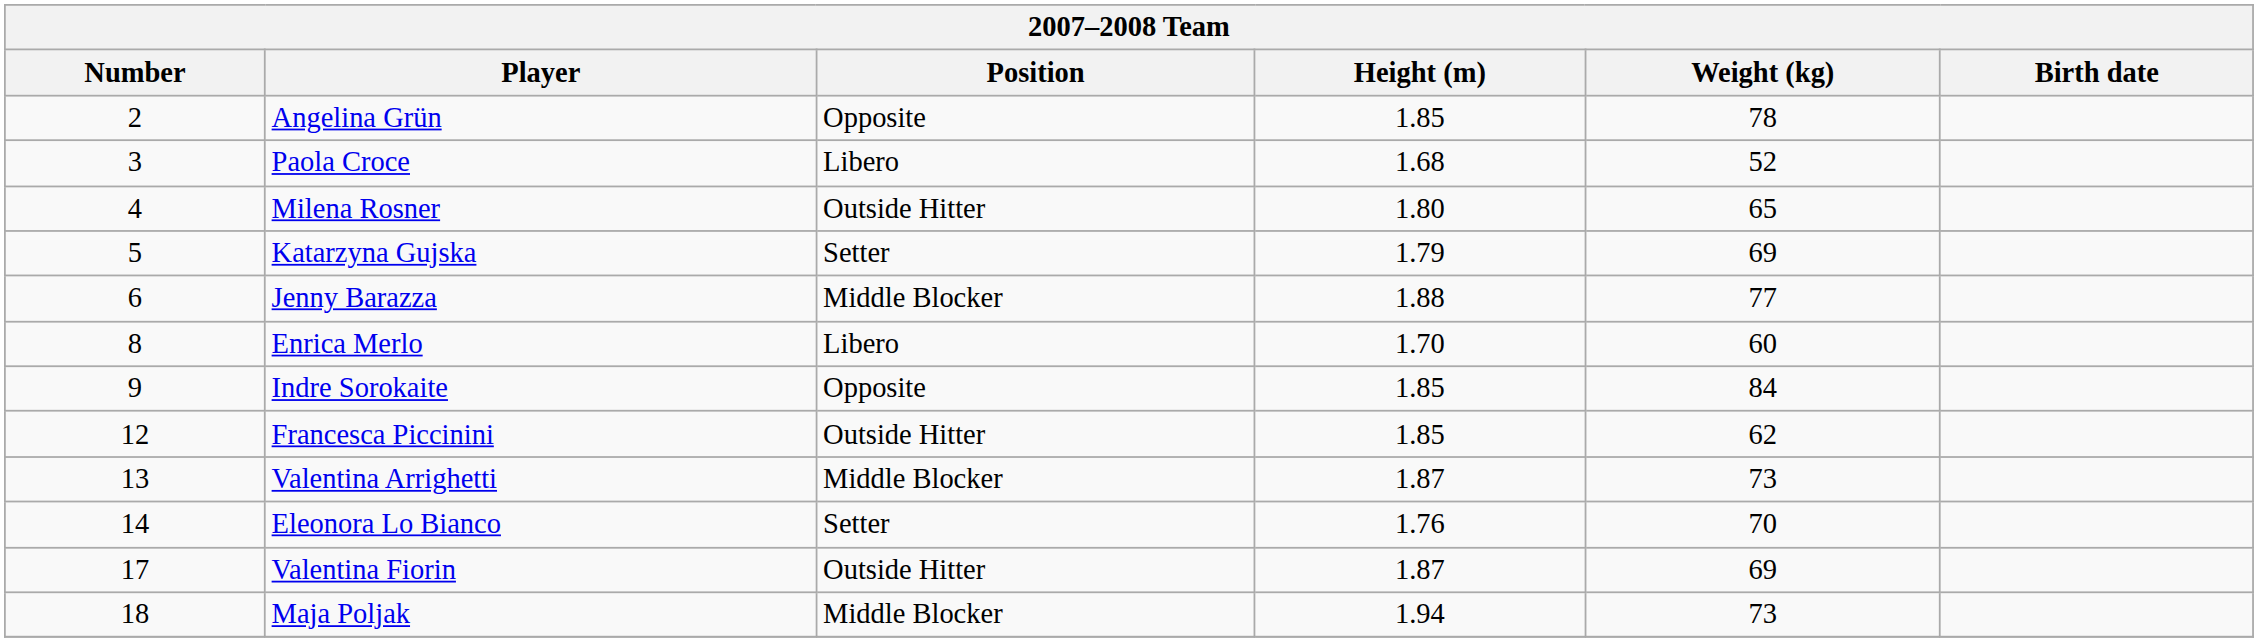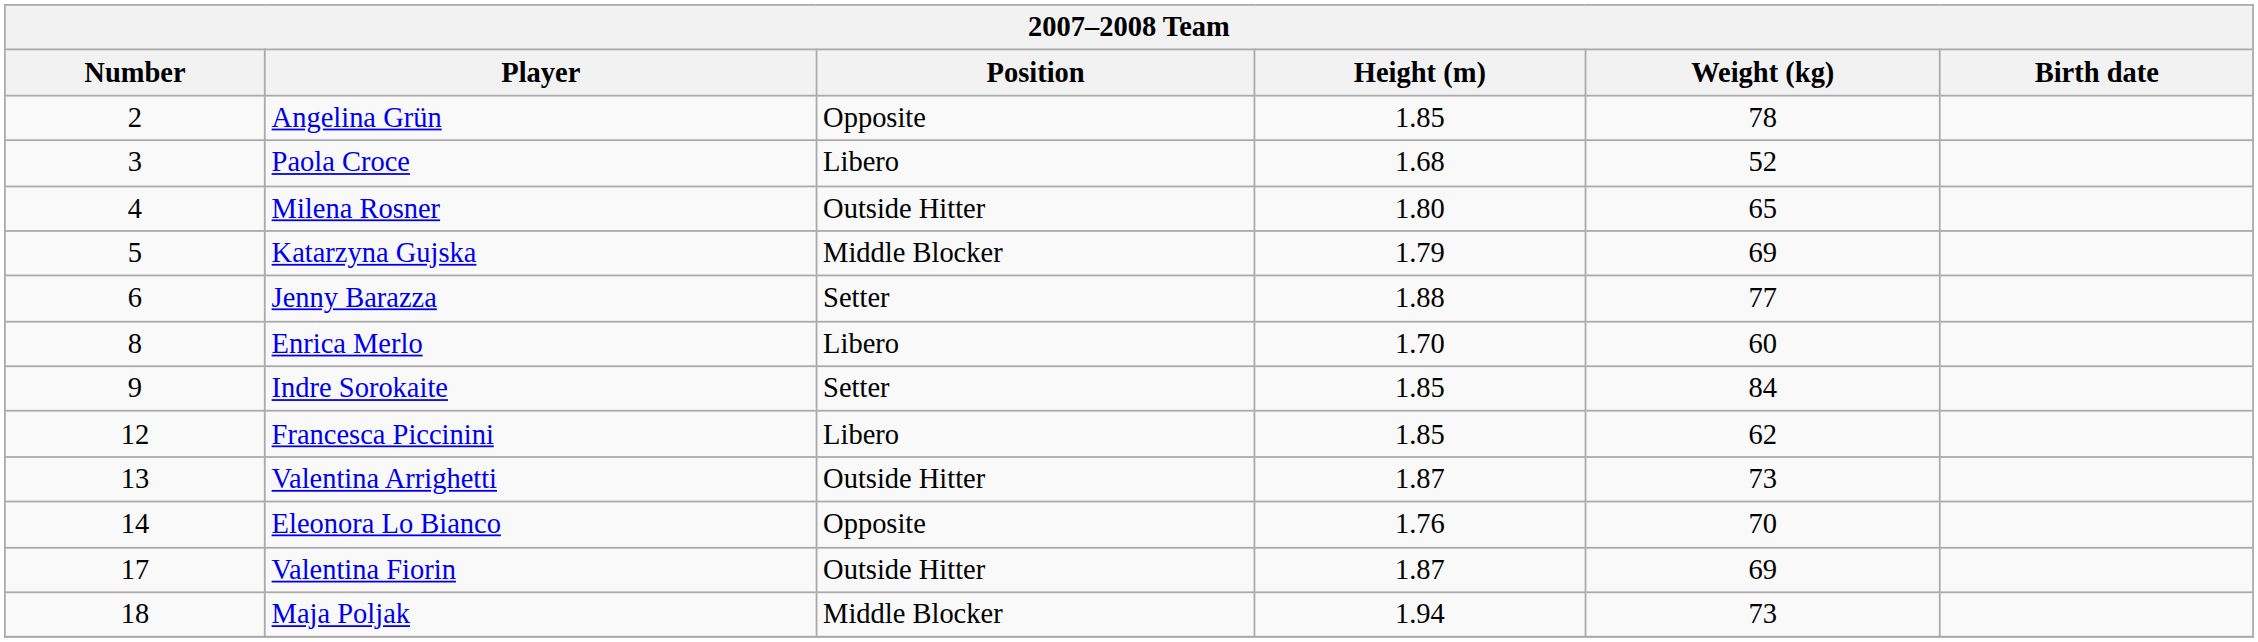(856, 252) Setter -> (913, 252) Middle Blocker
(913, 298) Middle Blocker -> (856, 298) Setter
(875, 388) Opposite -> (856, 388) Setter
(904, 433) Outside Hitter -> (861, 433) Libero
(913, 478) Middle Blocker -> (904, 478) Outside Hitter
(856, 523) Setter -> (875, 523) Opposite
